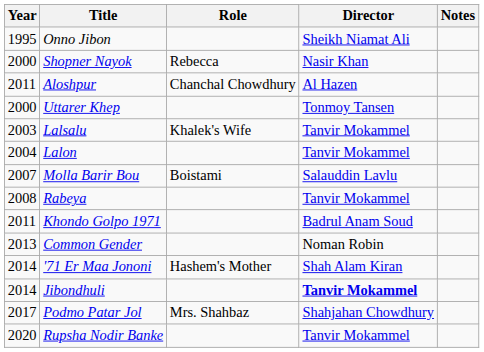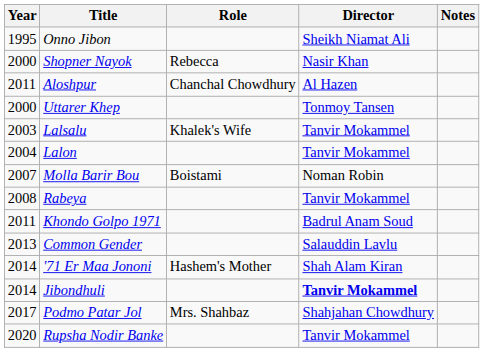(350, 175) Salauddin Lavlu -> (343, 175) Noman Robin
(343, 244) Noman Robin -> (350, 244) Salauddin Lavlu
